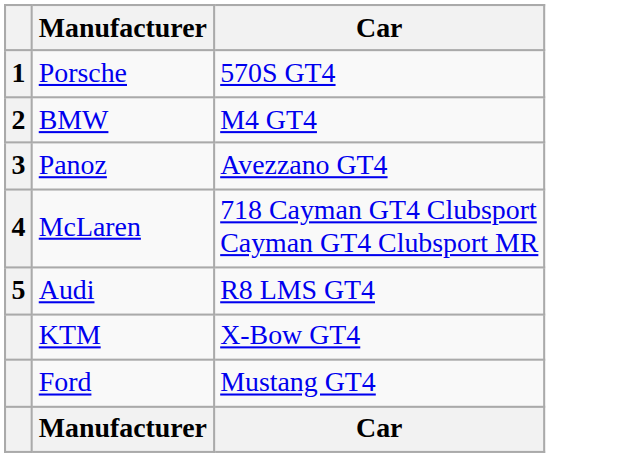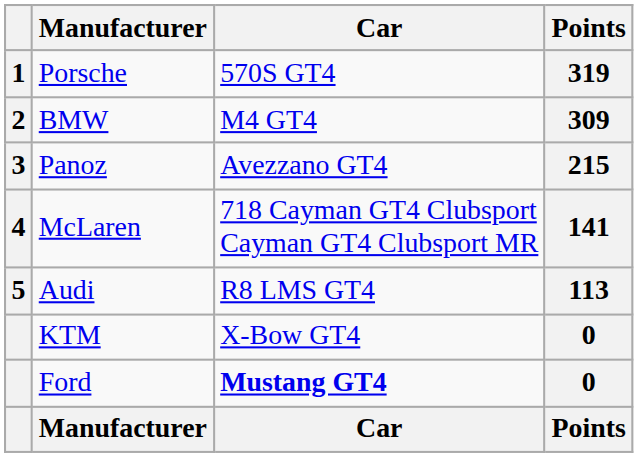+ column: (589, 27)
(298, 381) normal -> (303, 381) bold
